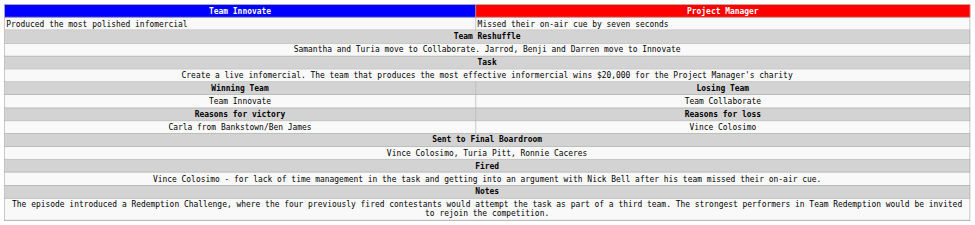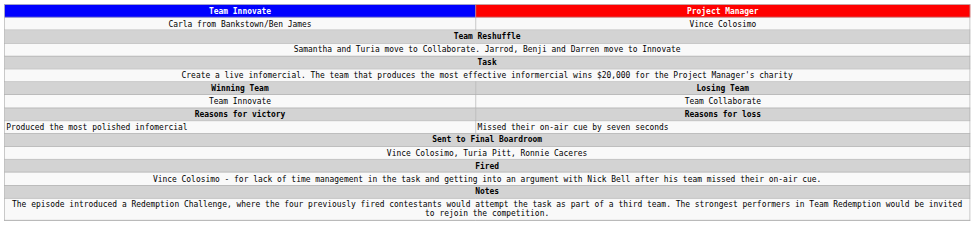rows swapped: (240, 127) <-> (97, 24)
